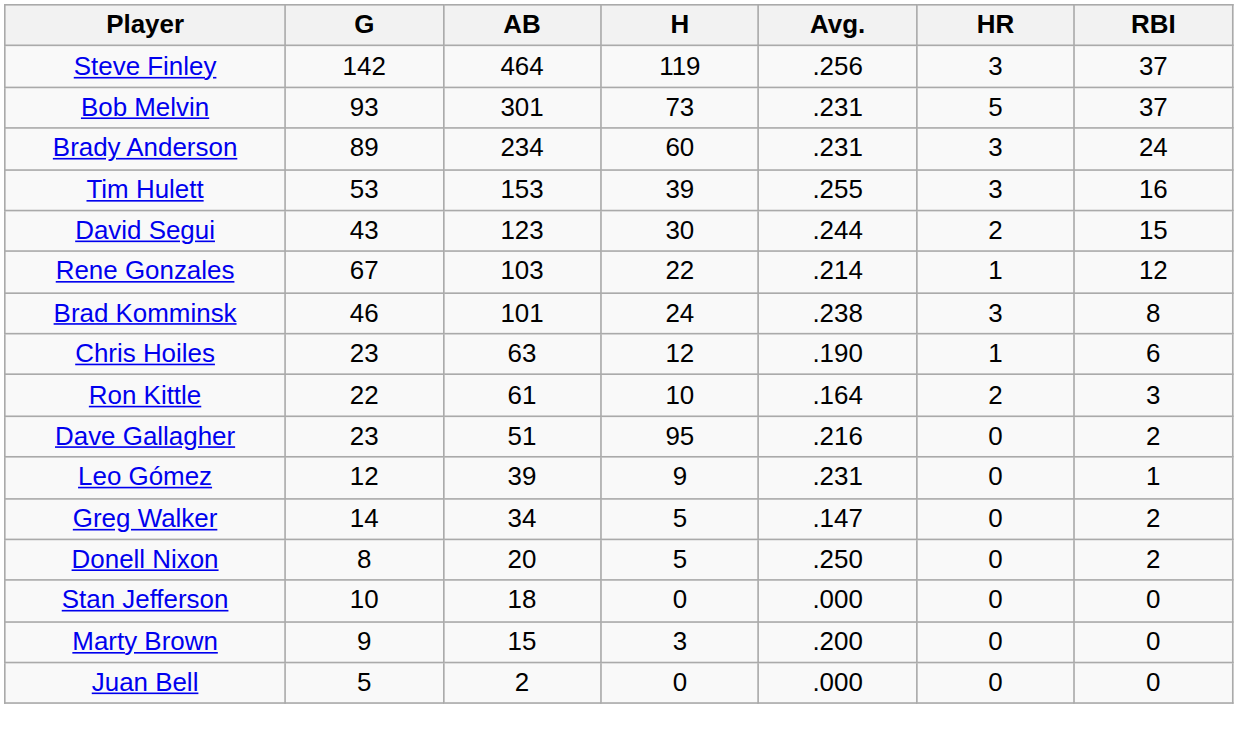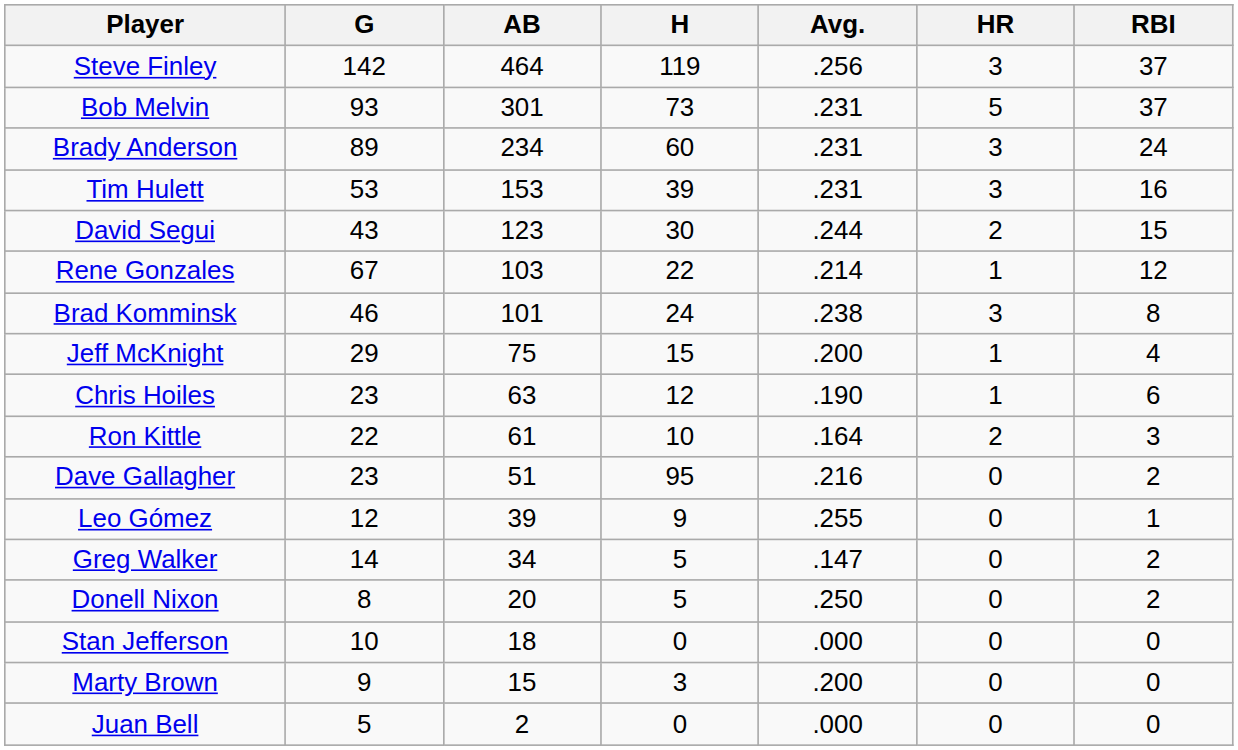(838, 189) .255 -> (838, 189) .231
+ row: (145, 353)
(838, 477) .231 -> (838, 518) .255
